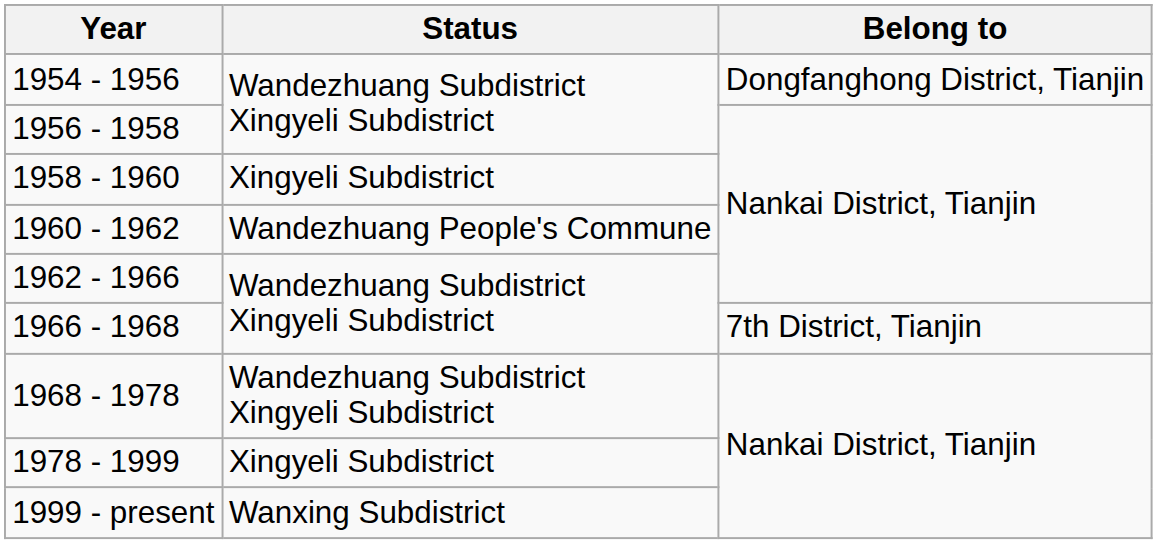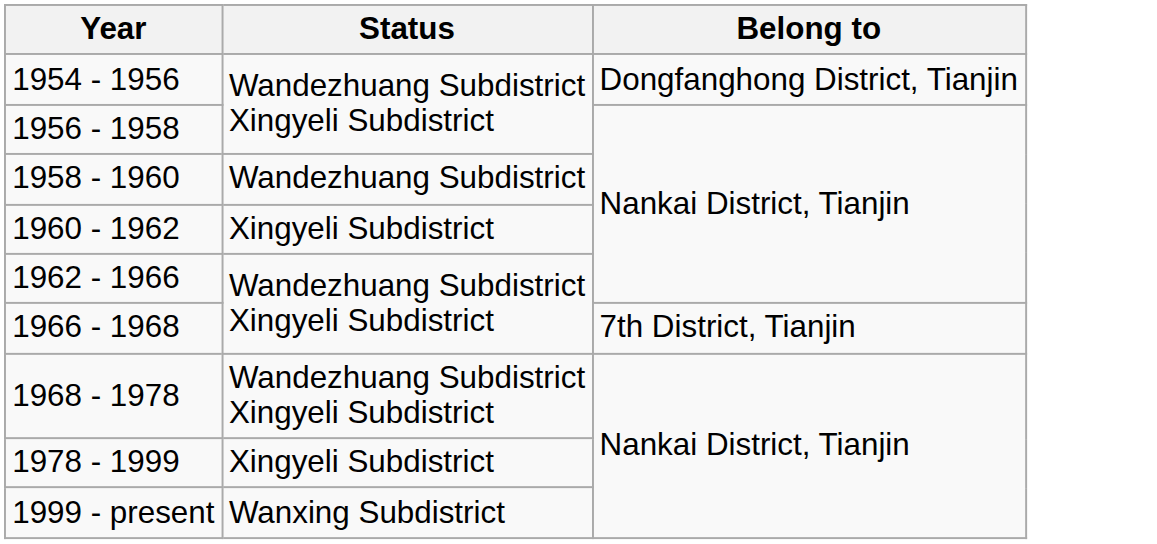(361, 178) Xingyeli Subdistrict -> (407, 178) Wandezhuang Subdistrict
(470, 228) Wandezhuang People's Commune -> (361, 228) Xingyeli Subdistrict
